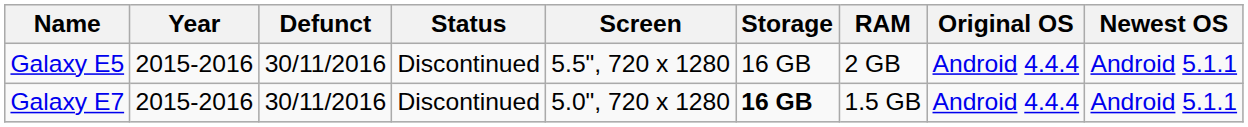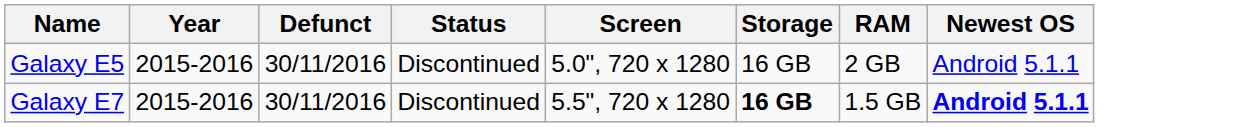- column: (1006, 24)
(641, 63) 5.5", 720 x 1280 -> (641, 63) 5.0", 720 x 1280
(641, 102) 5.0", 720 x 1280 -> (641, 102) 5.5", 720 x 1280
(1164, 102) normal -> (1011, 102) bold
